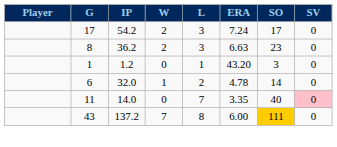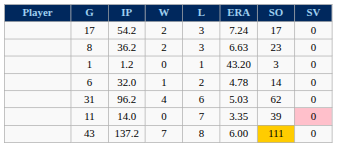+ row: (89, 99)
(276, 99) 40 -> (276, 116) 39
